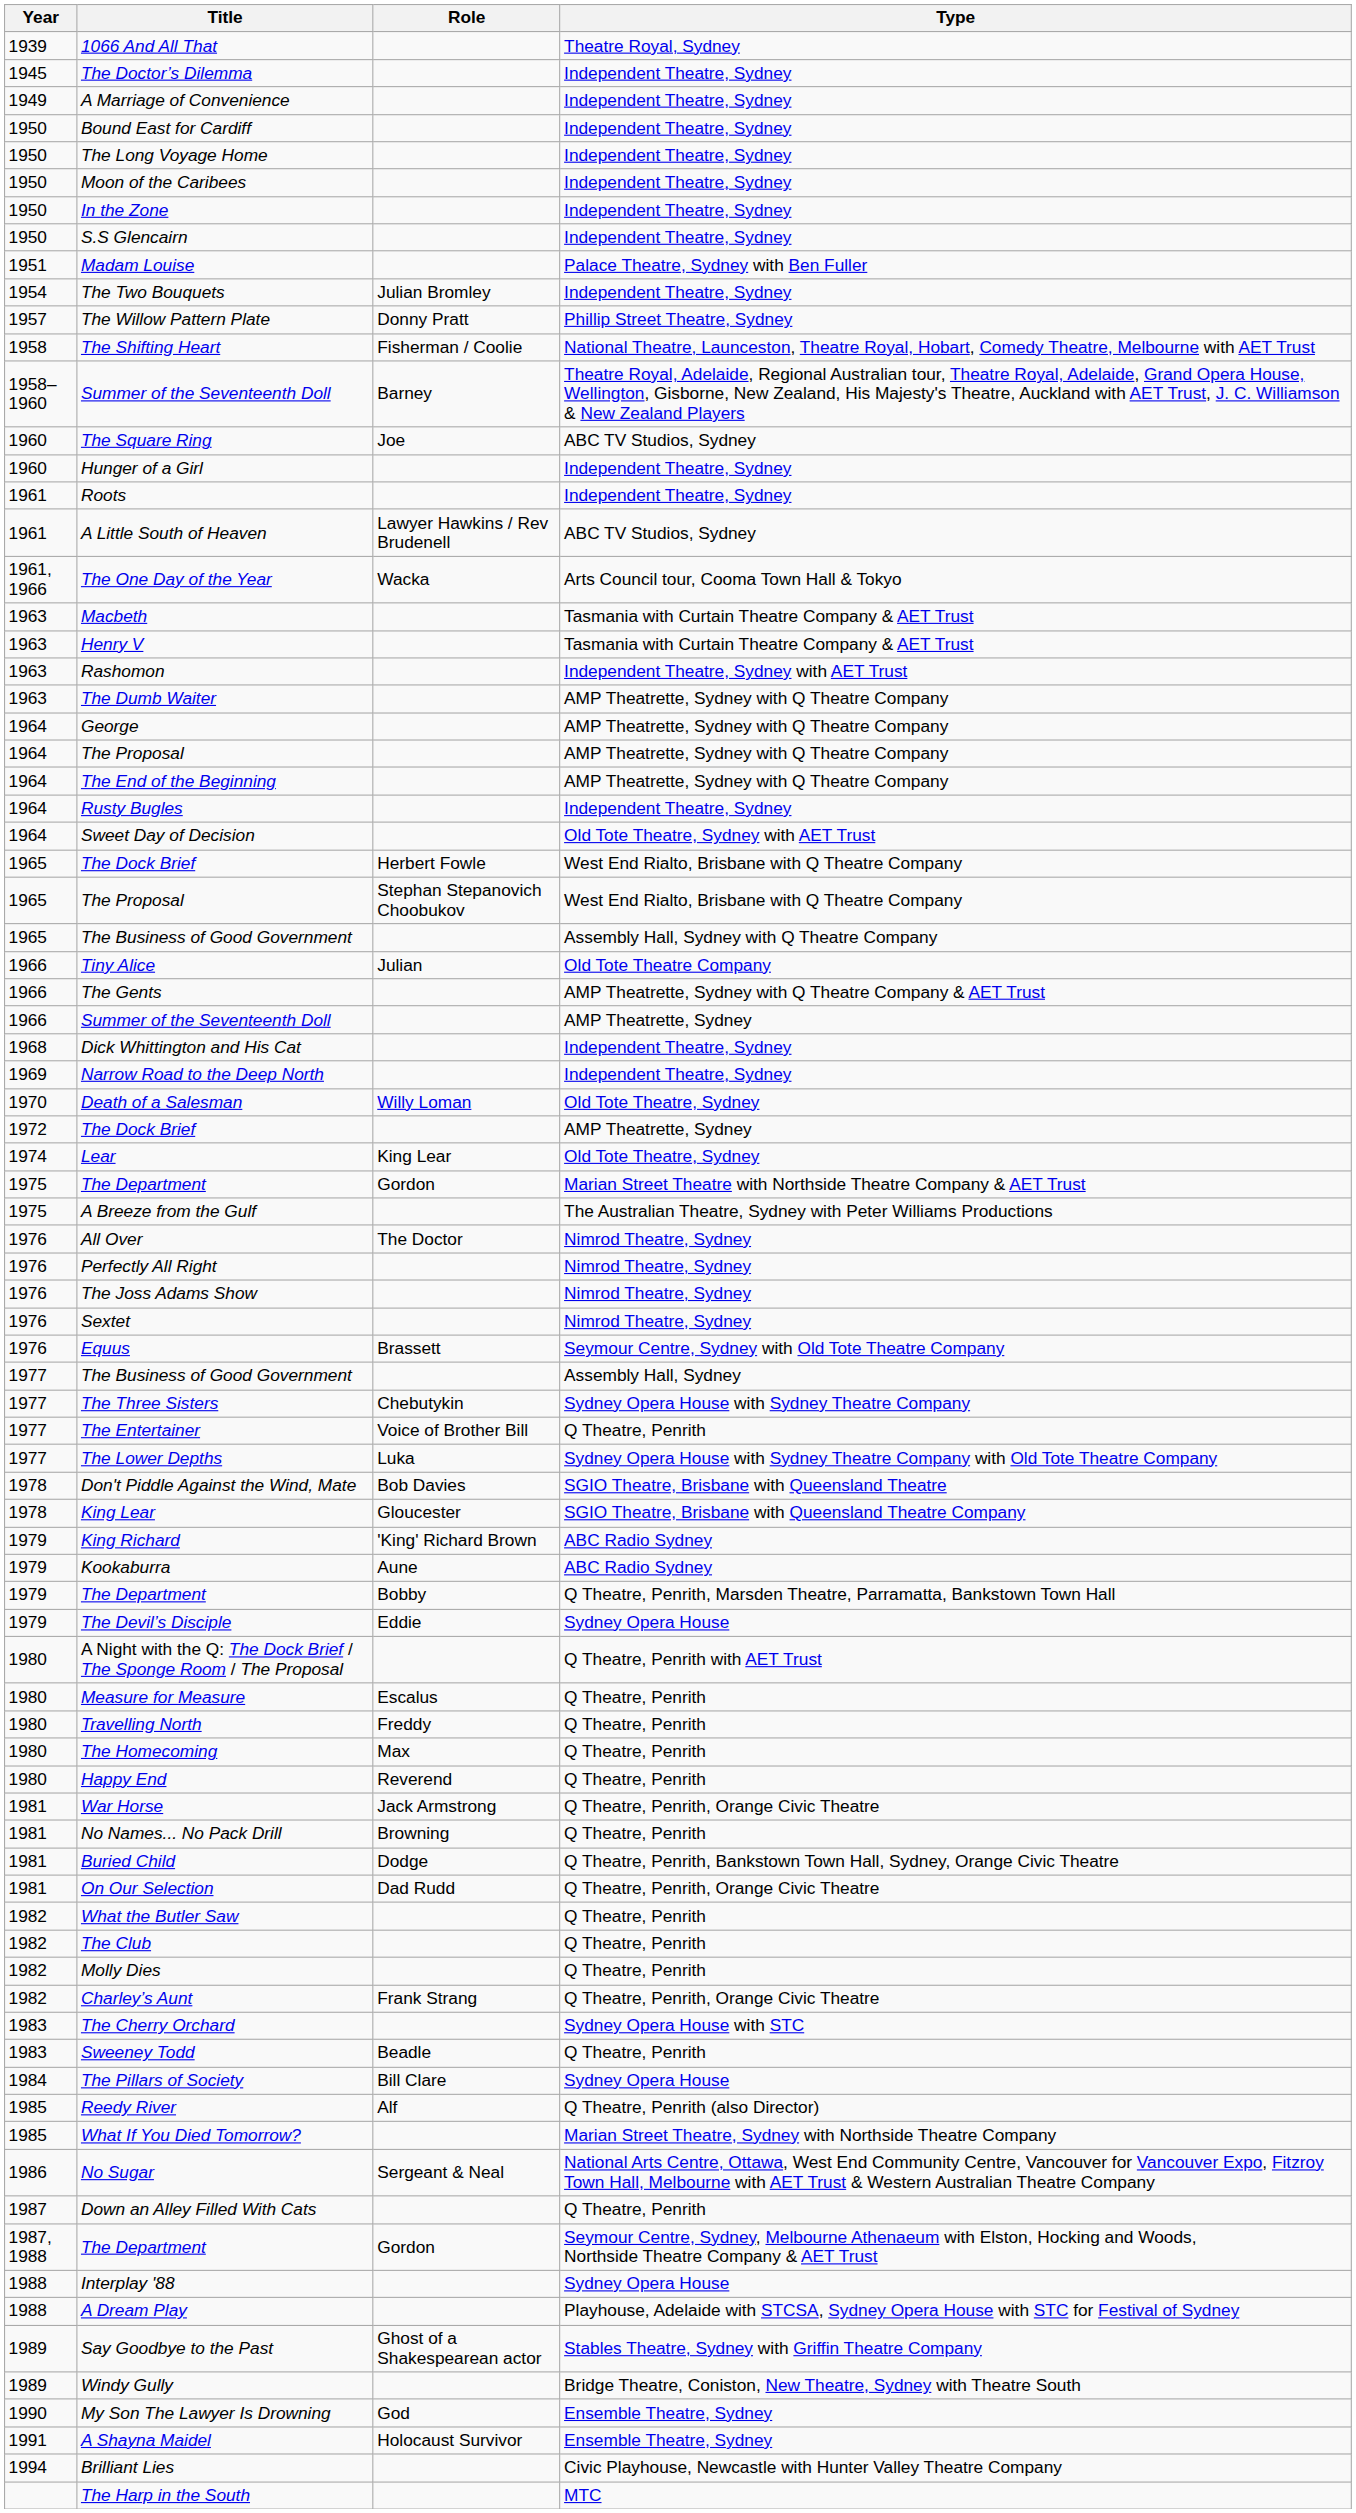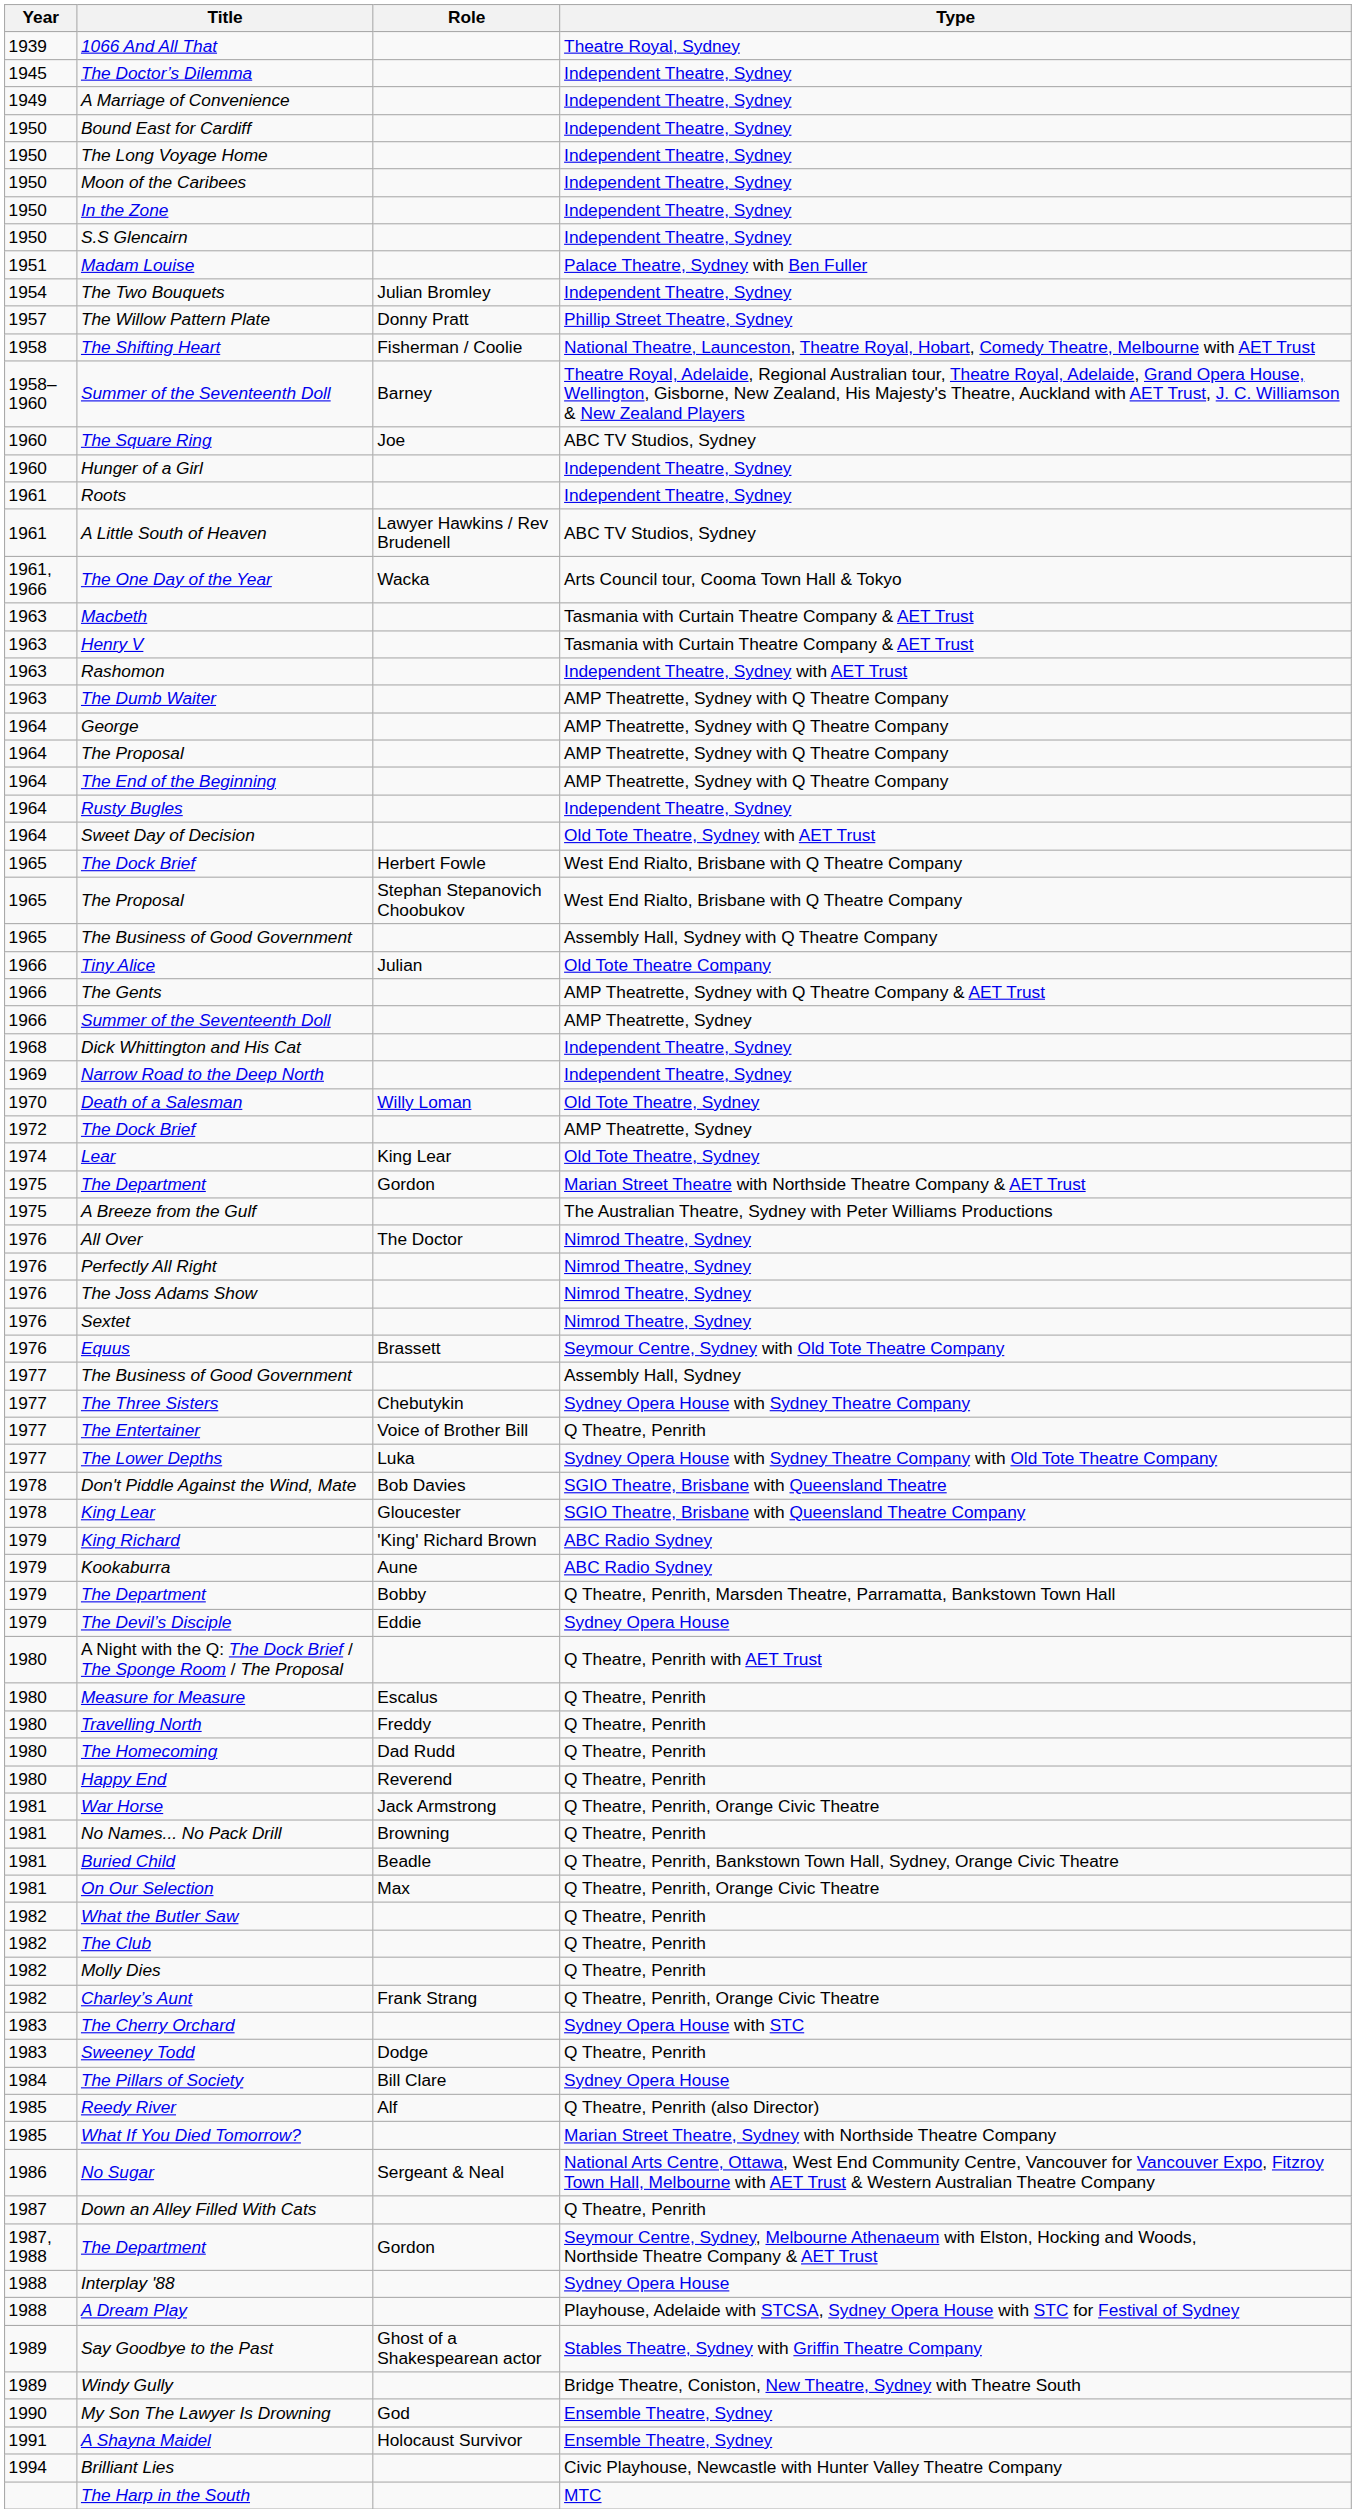(394, 1751) Max -> (416, 1751) Dad Rudd
(403, 1861) Dodge -> (404, 1861) Beadle
(416, 1888) Dad Rudd -> (394, 1888) Max
(404, 2053) Beadle -> (403, 2053) Dodge
